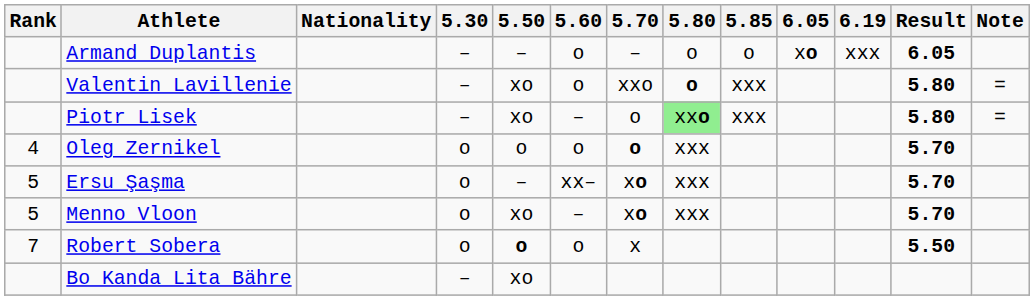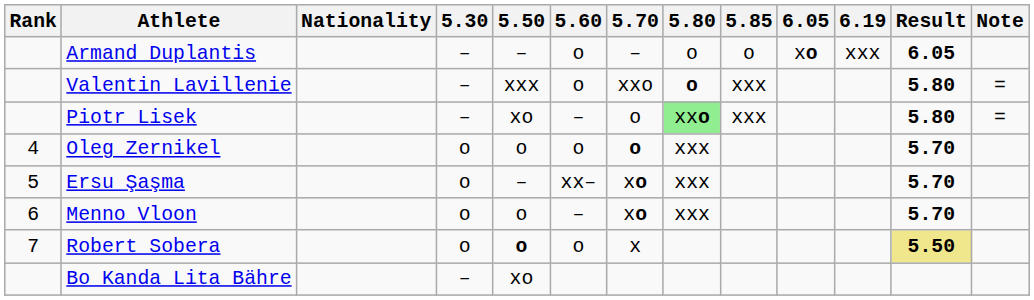(521, 85) xo -> (521, 85) xxx
(33, 214) 5 -> (33, 214) 6
(521, 214) xo -> (521, 214) o
(931, 246) no background -> (931, 246) khaki background
